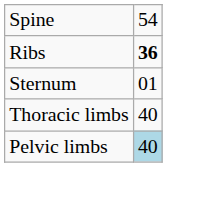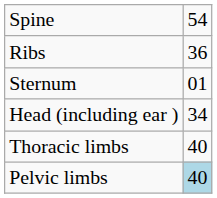(148, 51) bold -> (197, 51) normal
+ row: (94, 114)
